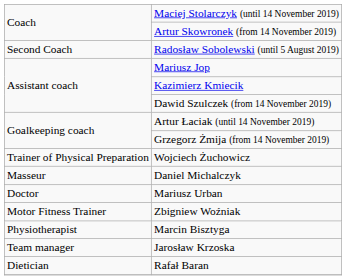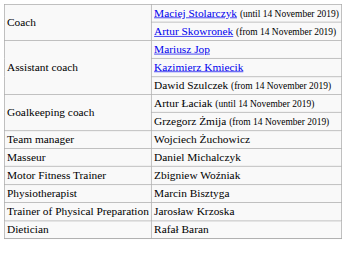- row: (246, 49)
(78, 157) Trainer of Physical Preparation -> (40, 139) Team manager
- row: (188, 193)
(40, 247) Team manager -> (78, 211) Trainer of Physical Preparation
